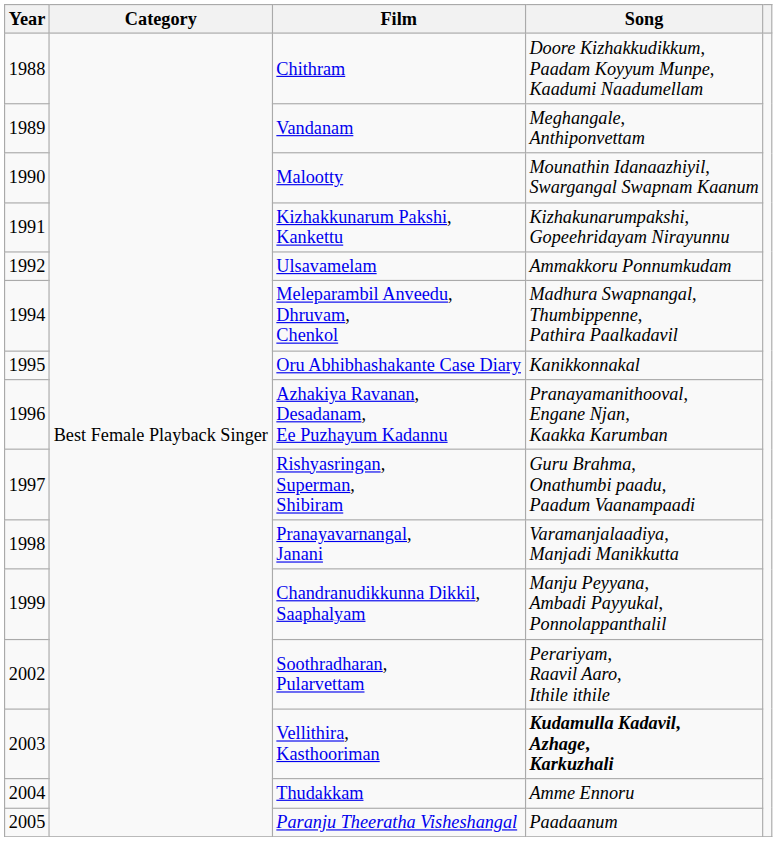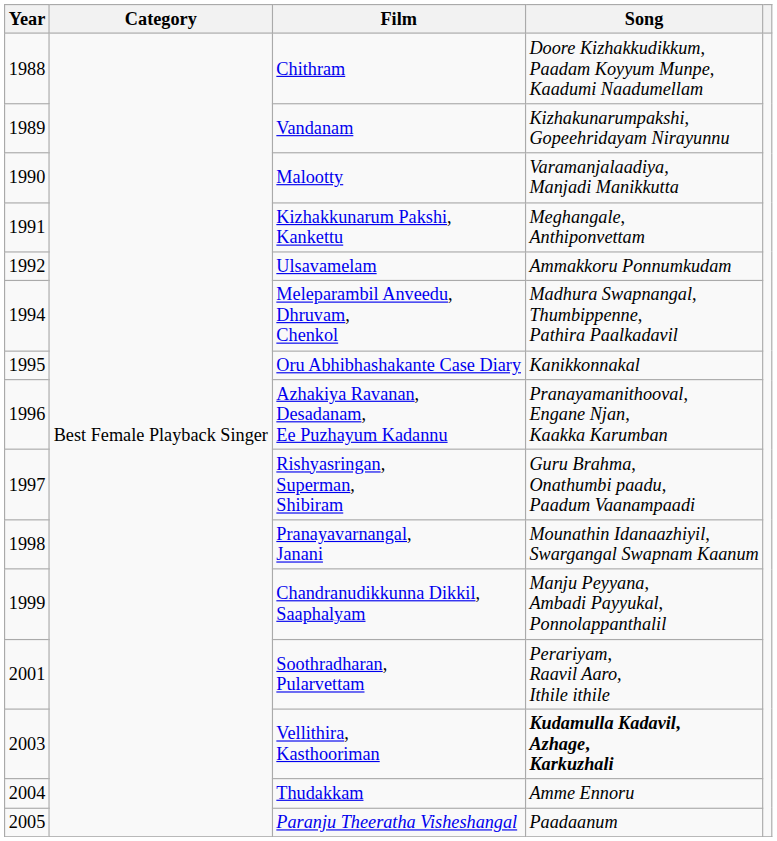(587, 128) Meghangale, Anthiponvettam -> (629, 128) Kizhakunarumpakshi, Gopeehridayam Nirayunnu
(644, 177) Mounathin Idanaazhiyil, Swargangal Swapnam Kaanum -> (604, 177) Varamanjalaadiya, Manjadi Manikkutta
(629, 227) Kizhakunarumpakshi, Gopeehridayam Nirayunnu -> (587, 227) Meghangale, Anthiponvettam
(604, 544) Varamanjalaadiya, Manjadi Manikkutta -> (644, 544) Mounathin Idanaazhiyil, Swargangal Swapnam Kaanum
(27, 673) 2002 -> (27, 673) 2001
